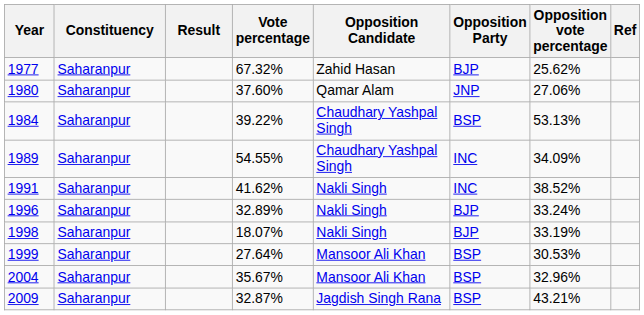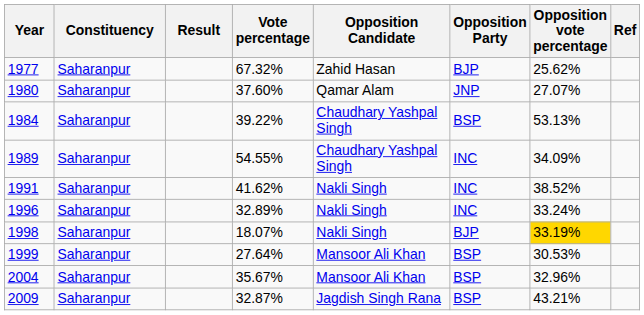(557, 91) 27.06% -> (557, 91) 27.07%
(466, 210) BJP -> (465, 210) INC
(557, 232) no background -> (557, 232) gold background
